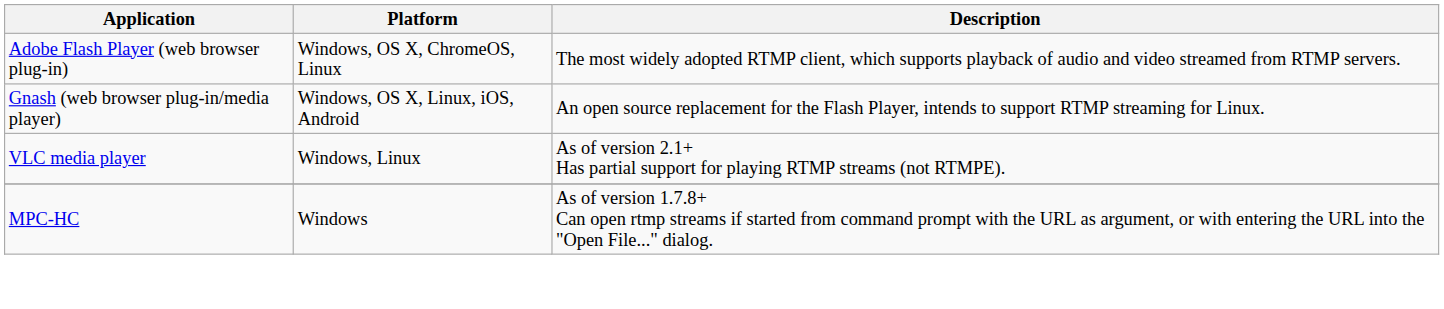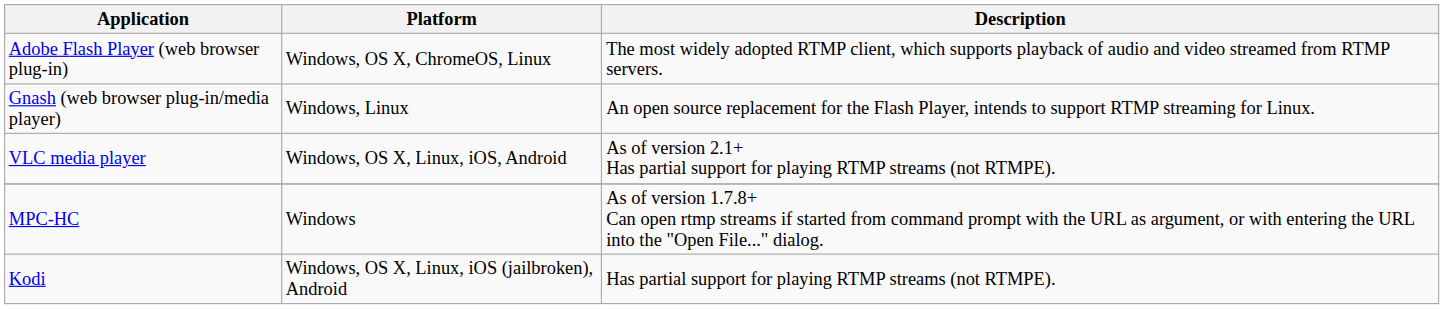(406, 108) Windows, OS X, Linux, iOS, Android -> (347, 108) Windows, Linux
(359, 158) Windows, Linux -> (426, 158) Windows, OS X, Linux, iOS, Android
+ row: (27, 278)
